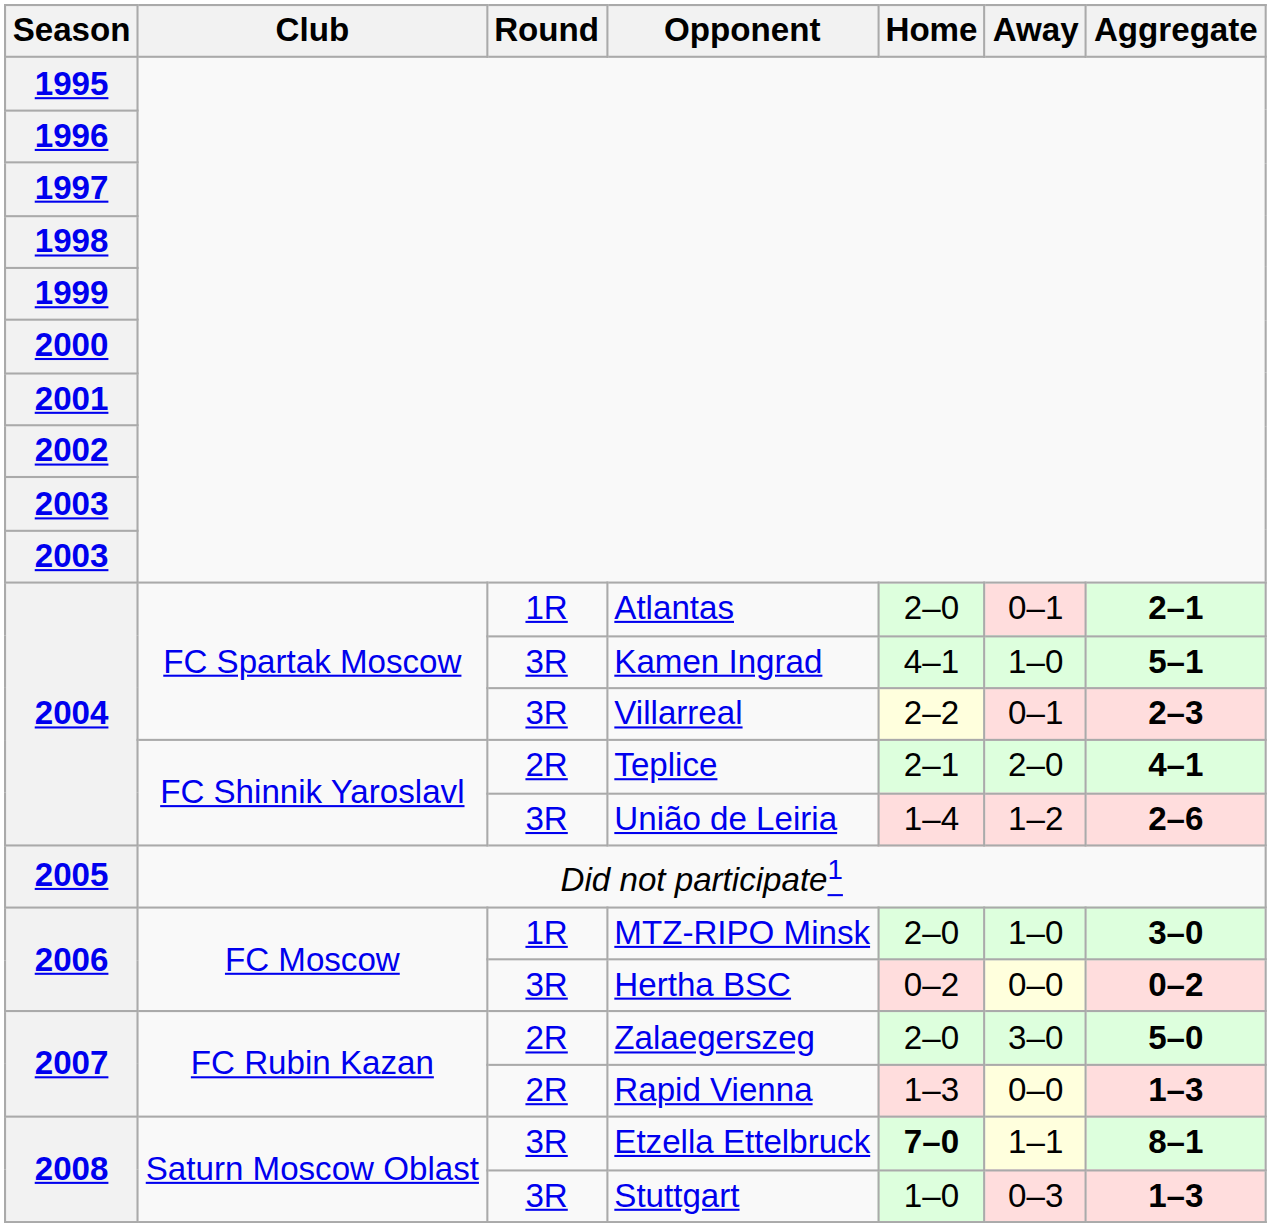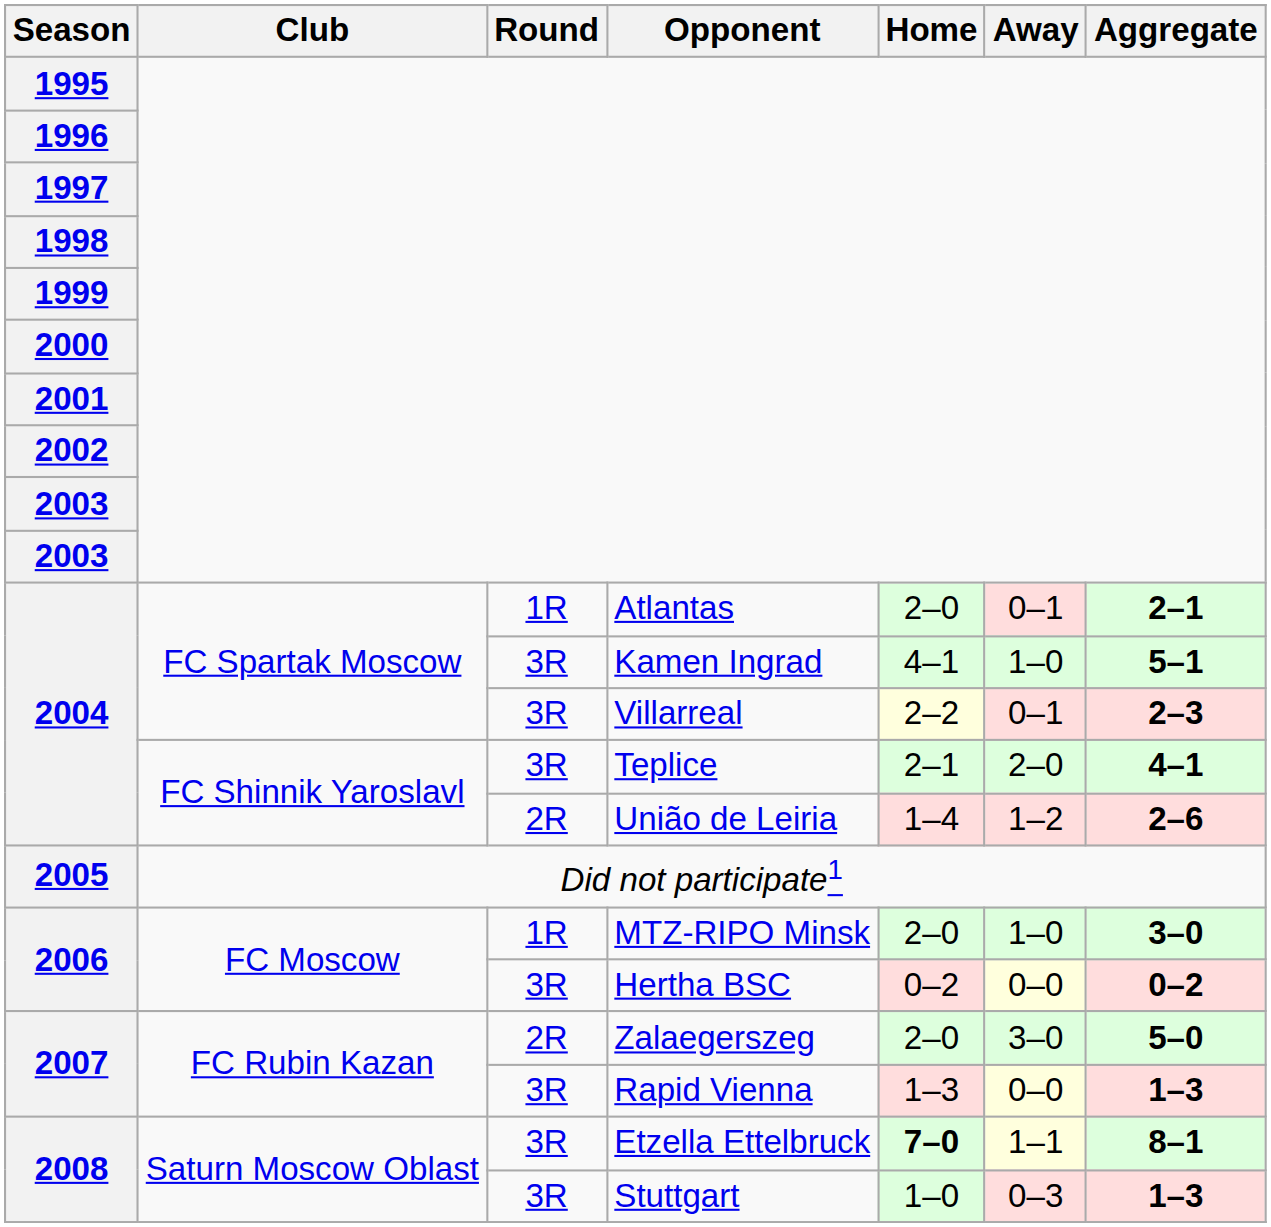(547, 766) 2R -> (547, 766) 3R
(547, 818) 3R -> (547, 818) 2R
(547, 1090) 2R -> (547, 1090) 3R
